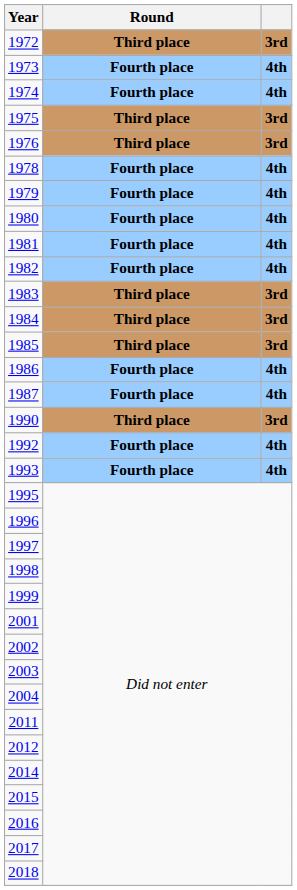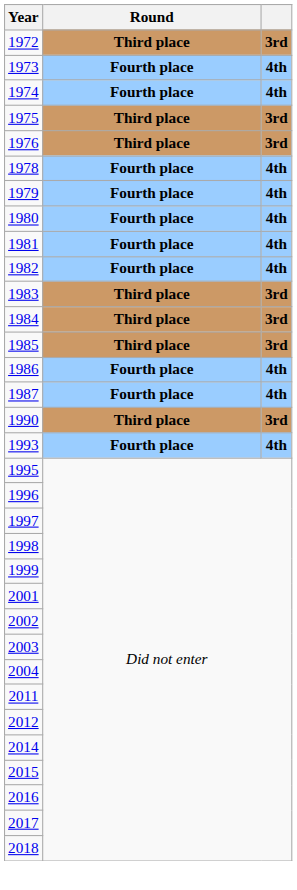- row: (23, 445)
